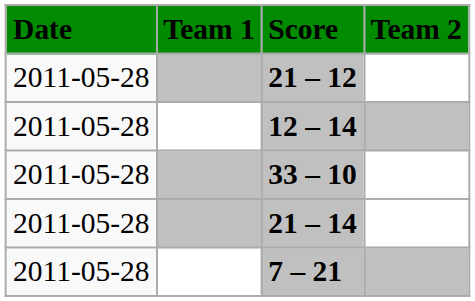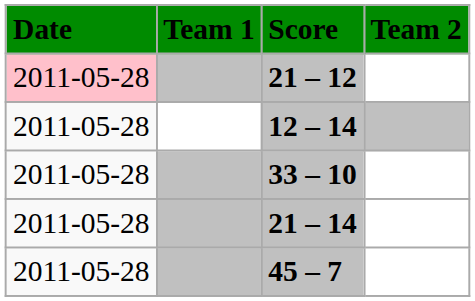(81, 77) no background -> (81, 77) pink background
- row: (305, 271)
+ row: (305, 271)
